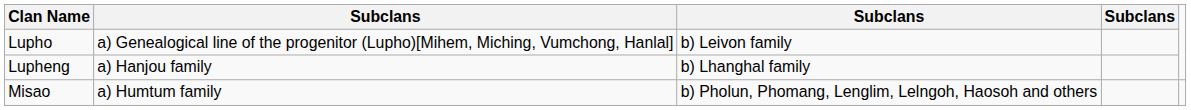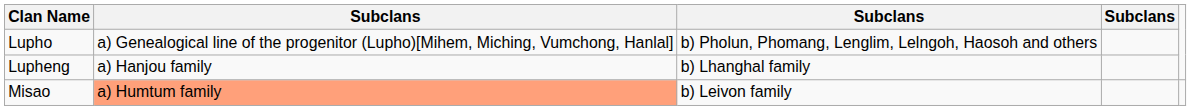(736, 42) b) Leivon family -> (889, 42) b) Pholun, Phomang, Lenglim, Lelngoh, Haosoh and others
(159, 92) no background -> (159, 92) lightsalmon background
(889, 92) b) Pholun, Phomang, Lenglim, Lelngoh, Haosoh and others -> (736, 92) b) Leivon family
